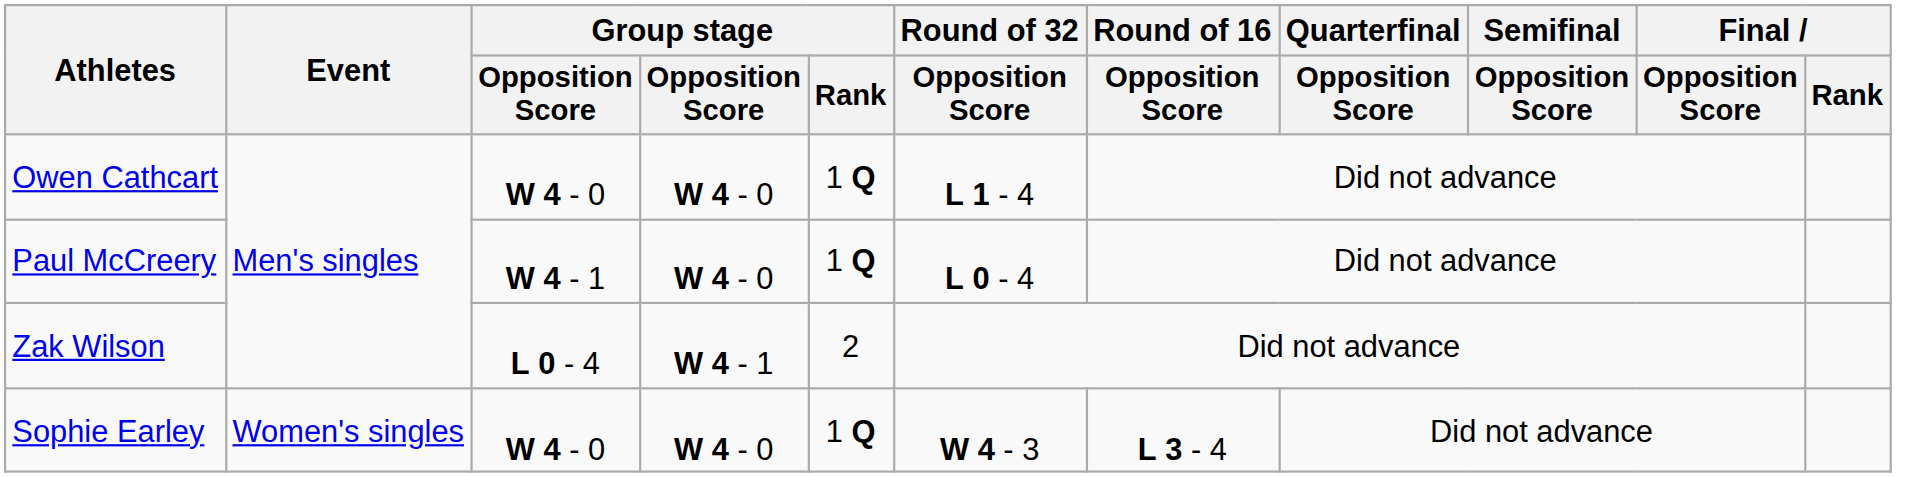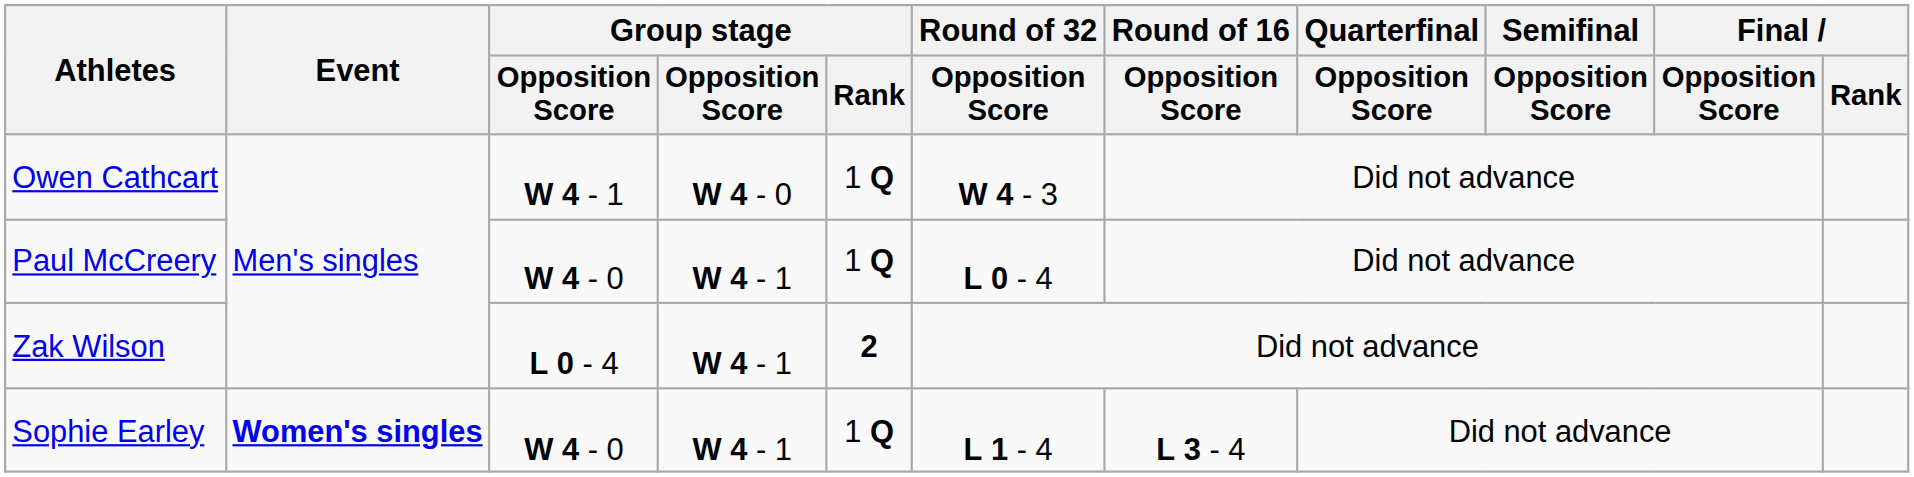(555, 194) W 4 - 0 -> (574, 194) W 4 - 1
(990, 194) L 1 - 4 -> (1008, 194) W 4 - 3
(555, 279) W 4 - 1 -> (574, 279) W 4 - 0
(724, 279) W 4 - 0 -> (742, 279) W 4 - 1
(851, 346) normal -> (869, 346) bold
(348, 430) normal -> (358, 430) bold
(724, 448) W 4 - 0 -> (742, 448) W 4 - 1
(990, 448) W 4 - 3 -> (1008, 448) L 1 - 4
